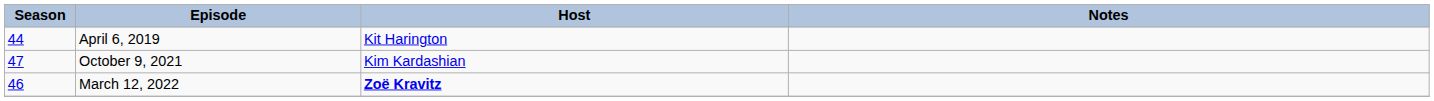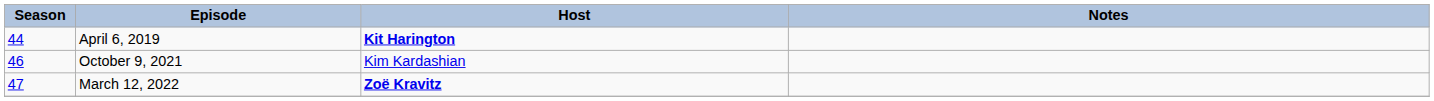(406, 38) normal -> (410, 38) bold
(16, 61) 47 -> (16, 61) 46
(16, 84) 46 -> (16, 84) 47
